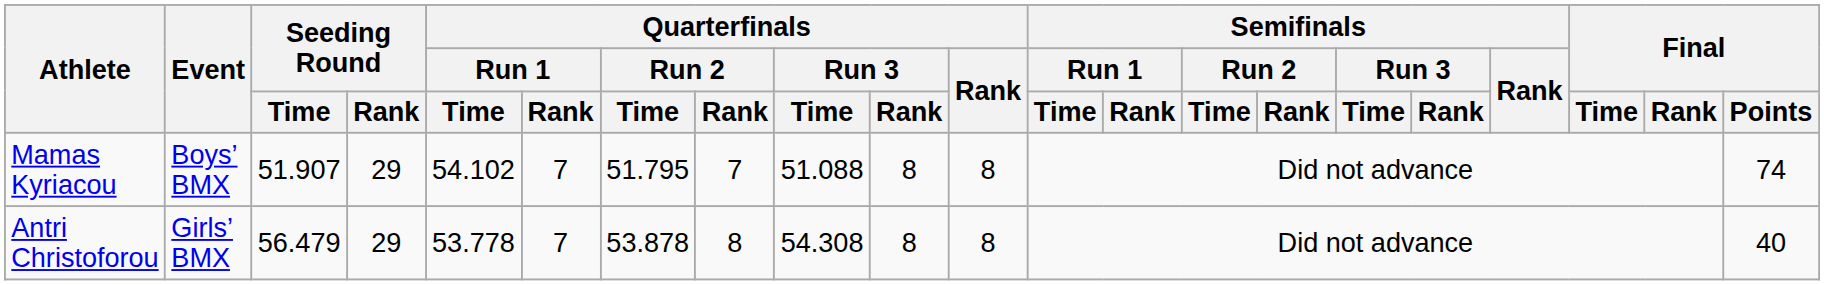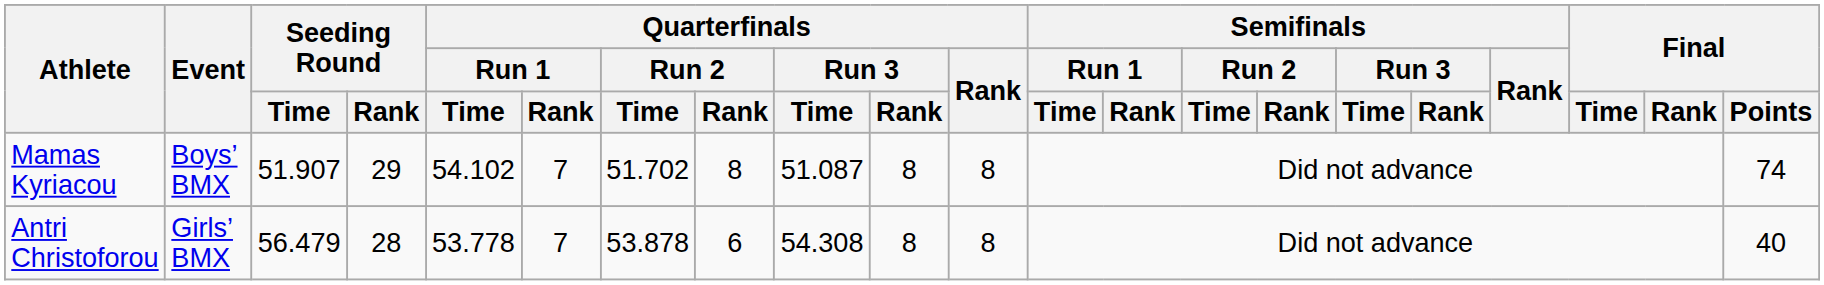(648, 170) 51.795 -> (648, 170) 51.702
(735, 170) 7 -> (735, 170) 8
(822, 170) 51.088 -> (822, 170) 51.087
(386, 243) 29 -> (386, 243) 28
(735, 243) 8 -> (735, 243) 6
